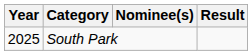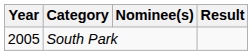(24, 38) 2025 -> (24, 38) 2005
